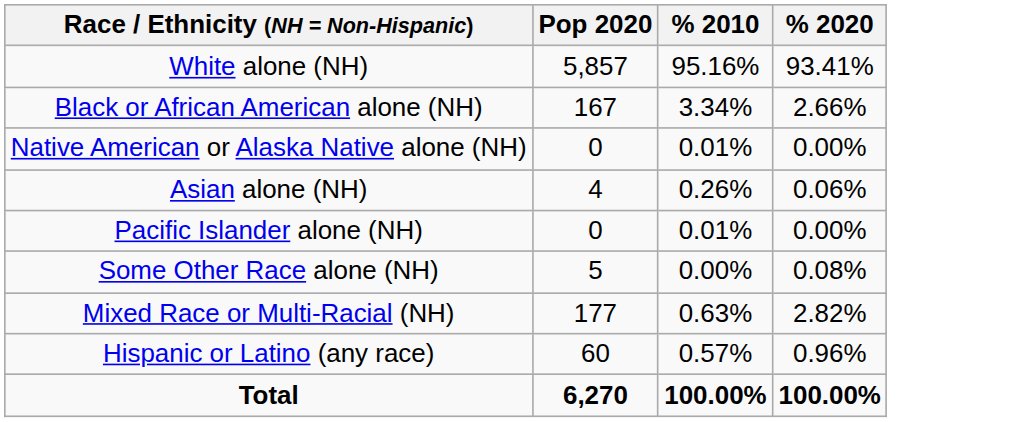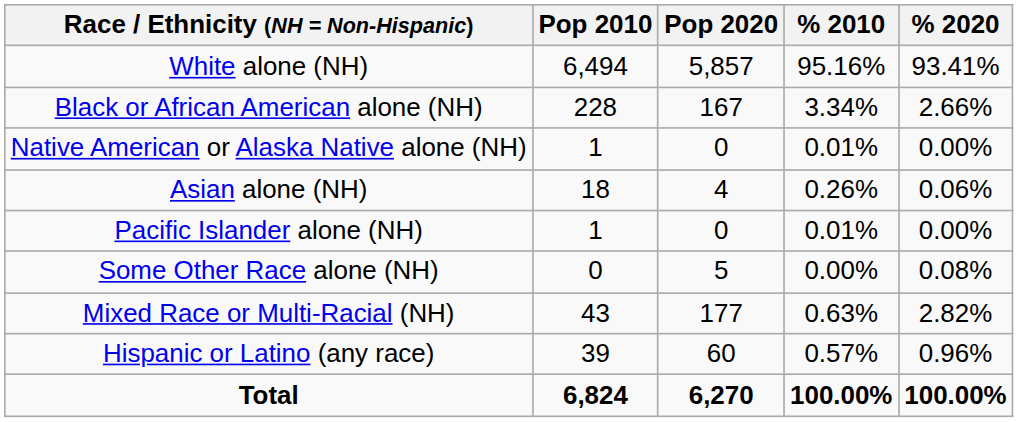+ column: (595, 25)
